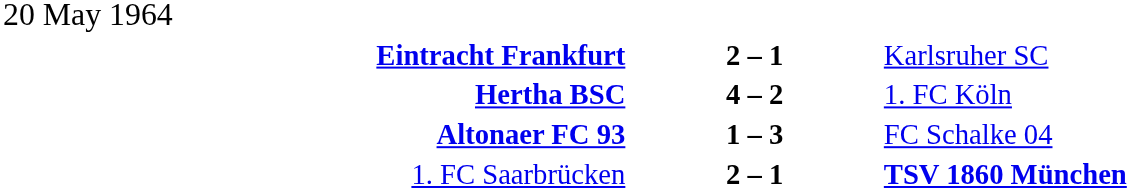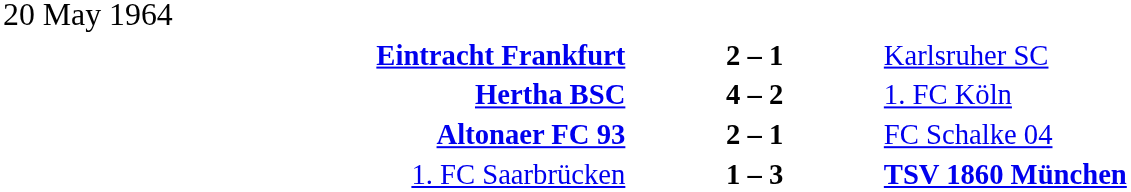(755, 134) 1 – 3 -> (755, 134) 2 – 1
(755, 174) 2 – 1 -> (755, 174) 1 – 3
